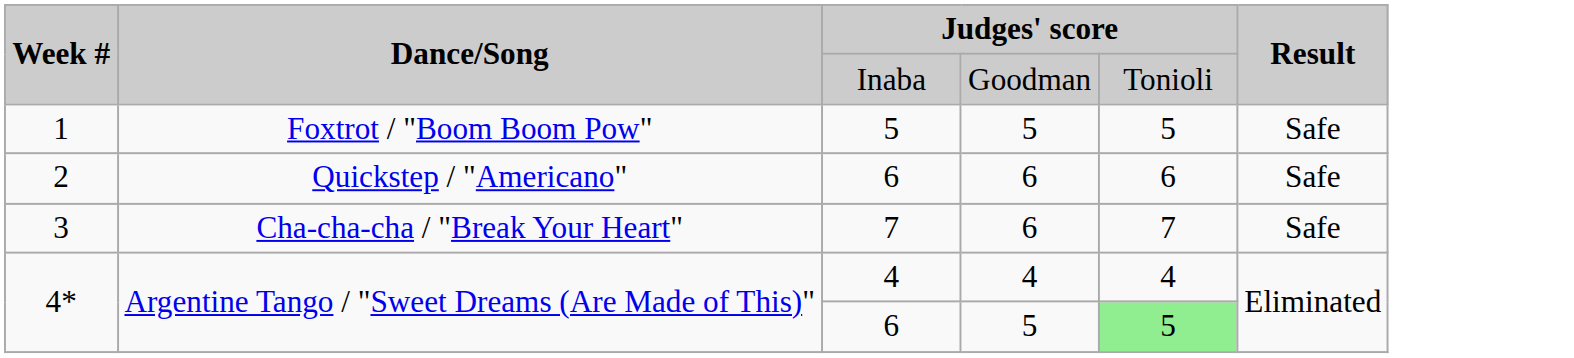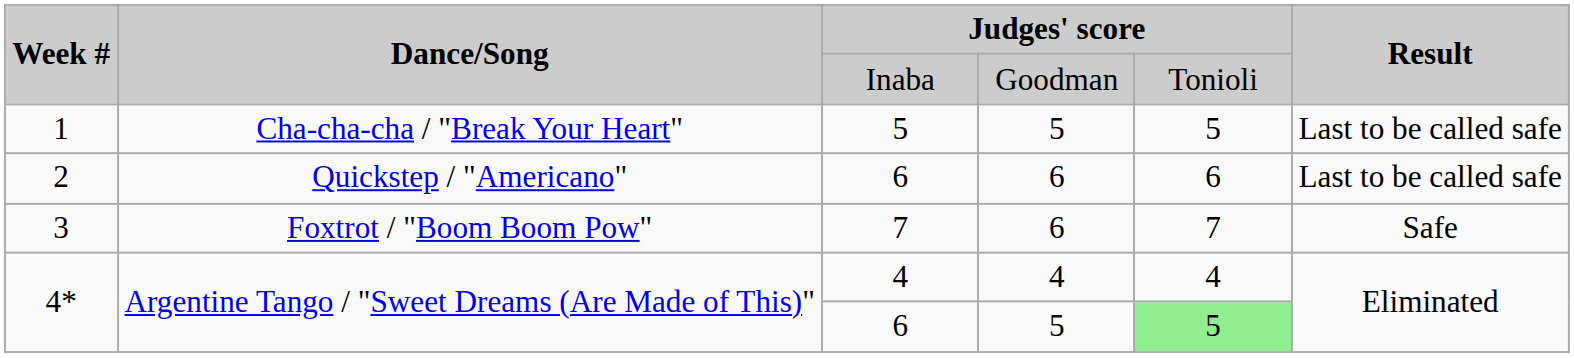(470, 128) Foxtrot / "Boom Boom Pow" -> (470, 128) Cha-cha-cha / "Break Your Heart"
(1313, 128) Safe -> (1430, 128) Last to be called safe
(1313, 177) Safe -> (1430, 177) Last to be called safe
(470, 227) Cha-cha-cha / "Break Your Heart" -> (470, 227) Foxtrot / "Boom Boom Pow"
